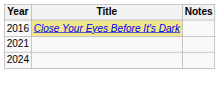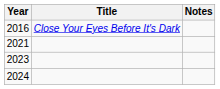(107, 28) khaki background -> (107, 28) no background
+ row: (18, 60)
